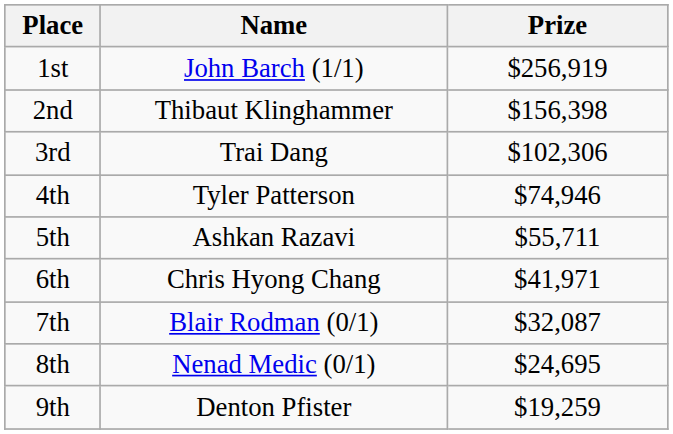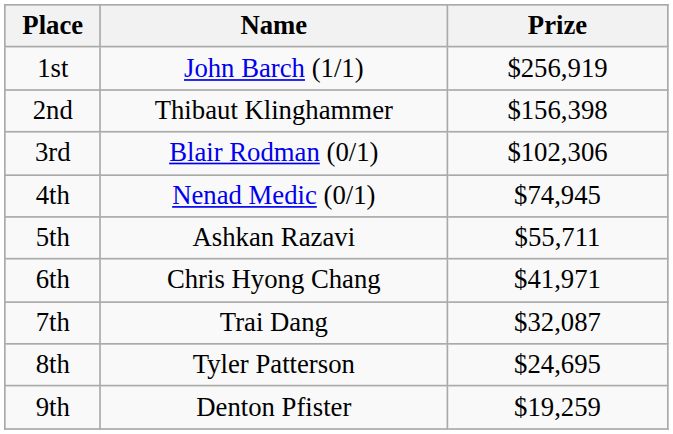(274, 152) Trai Dang -> (274, 152) Blair Rodman (0/1)
(274, 195) Tyler Patterson -> (274, 195) Nenad Medic (0/1)
(558, 195) $74,946 -> (558, 195) $74,945
(274, 322) Blair Rodman (0/1) -> (274, 322) Trai Dang
(274, 364) Nenad Medic (0/1) -> (274, 364) Tyler Patterson
